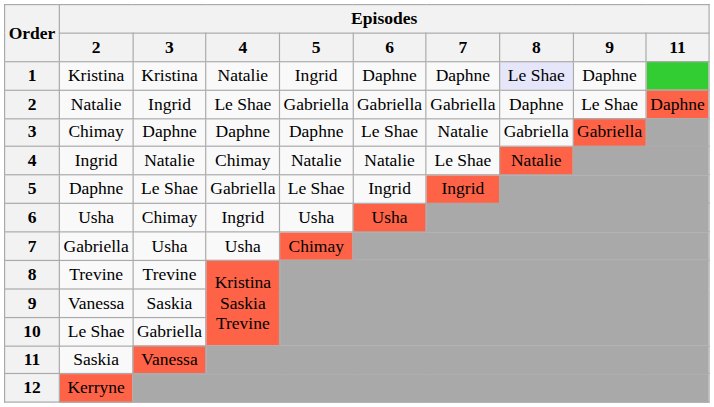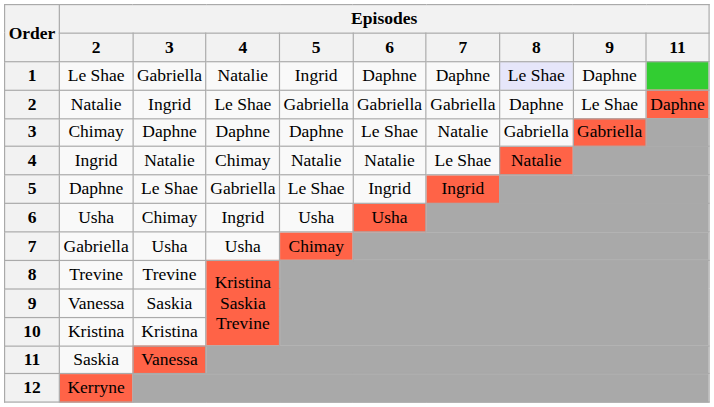(96, 75) Kristina -> (96, 75) Le Shae
(169, 75) Kristina -> (169, 75) Gabriella
(96, 330) Le Shae -> (96, 330) Kristina
(169, 330) Gabriella -> (169, 330) Kristina
